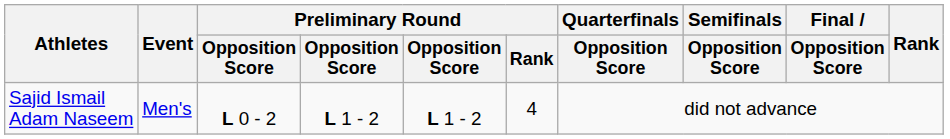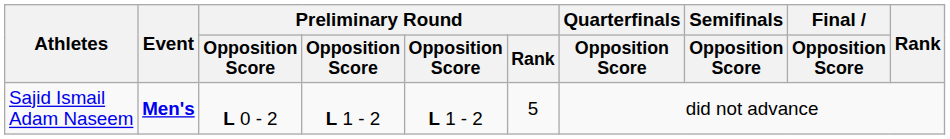(167, 108) normal -> (168, 108) bold
(532, 108) 4 -> (533, 108) 5
